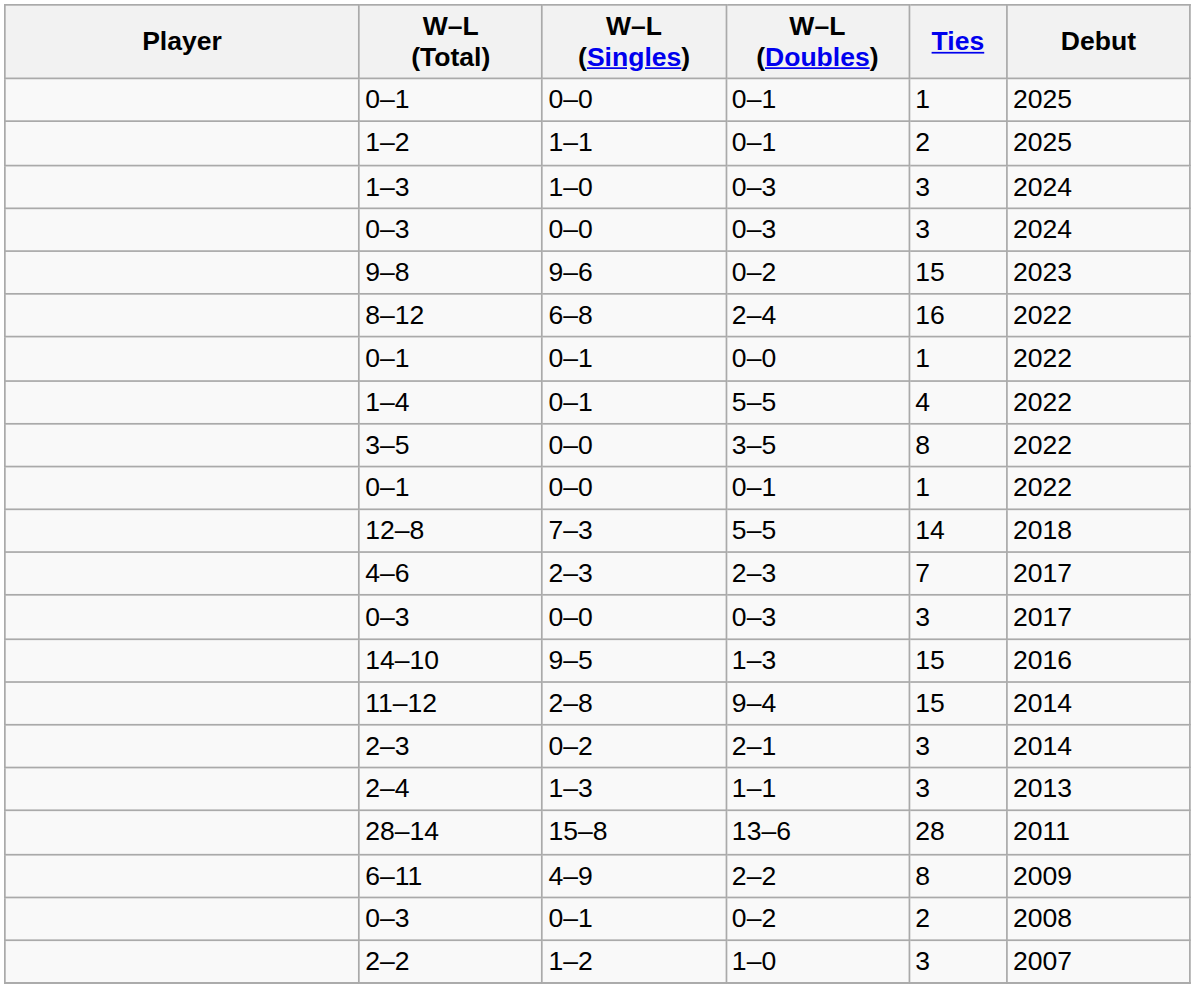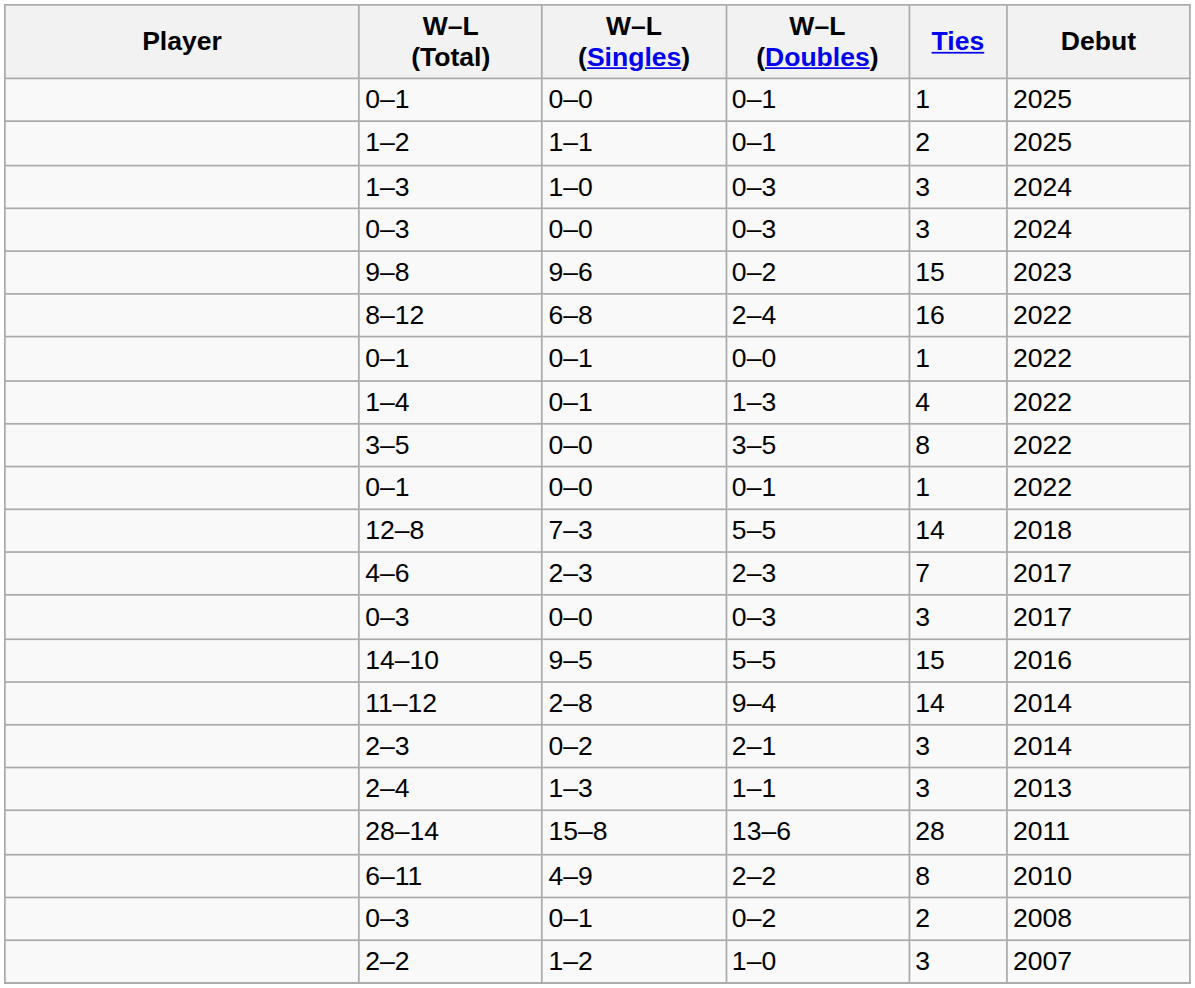(754, 400) 5–5 -> (754, 400) 1–3
(754, 659) 1–3 -> (754, 659) 5–5
(930, 702) 15 -> (930, 702) 14
(1042, 874) 2009 -> (1042, 874) 2010
